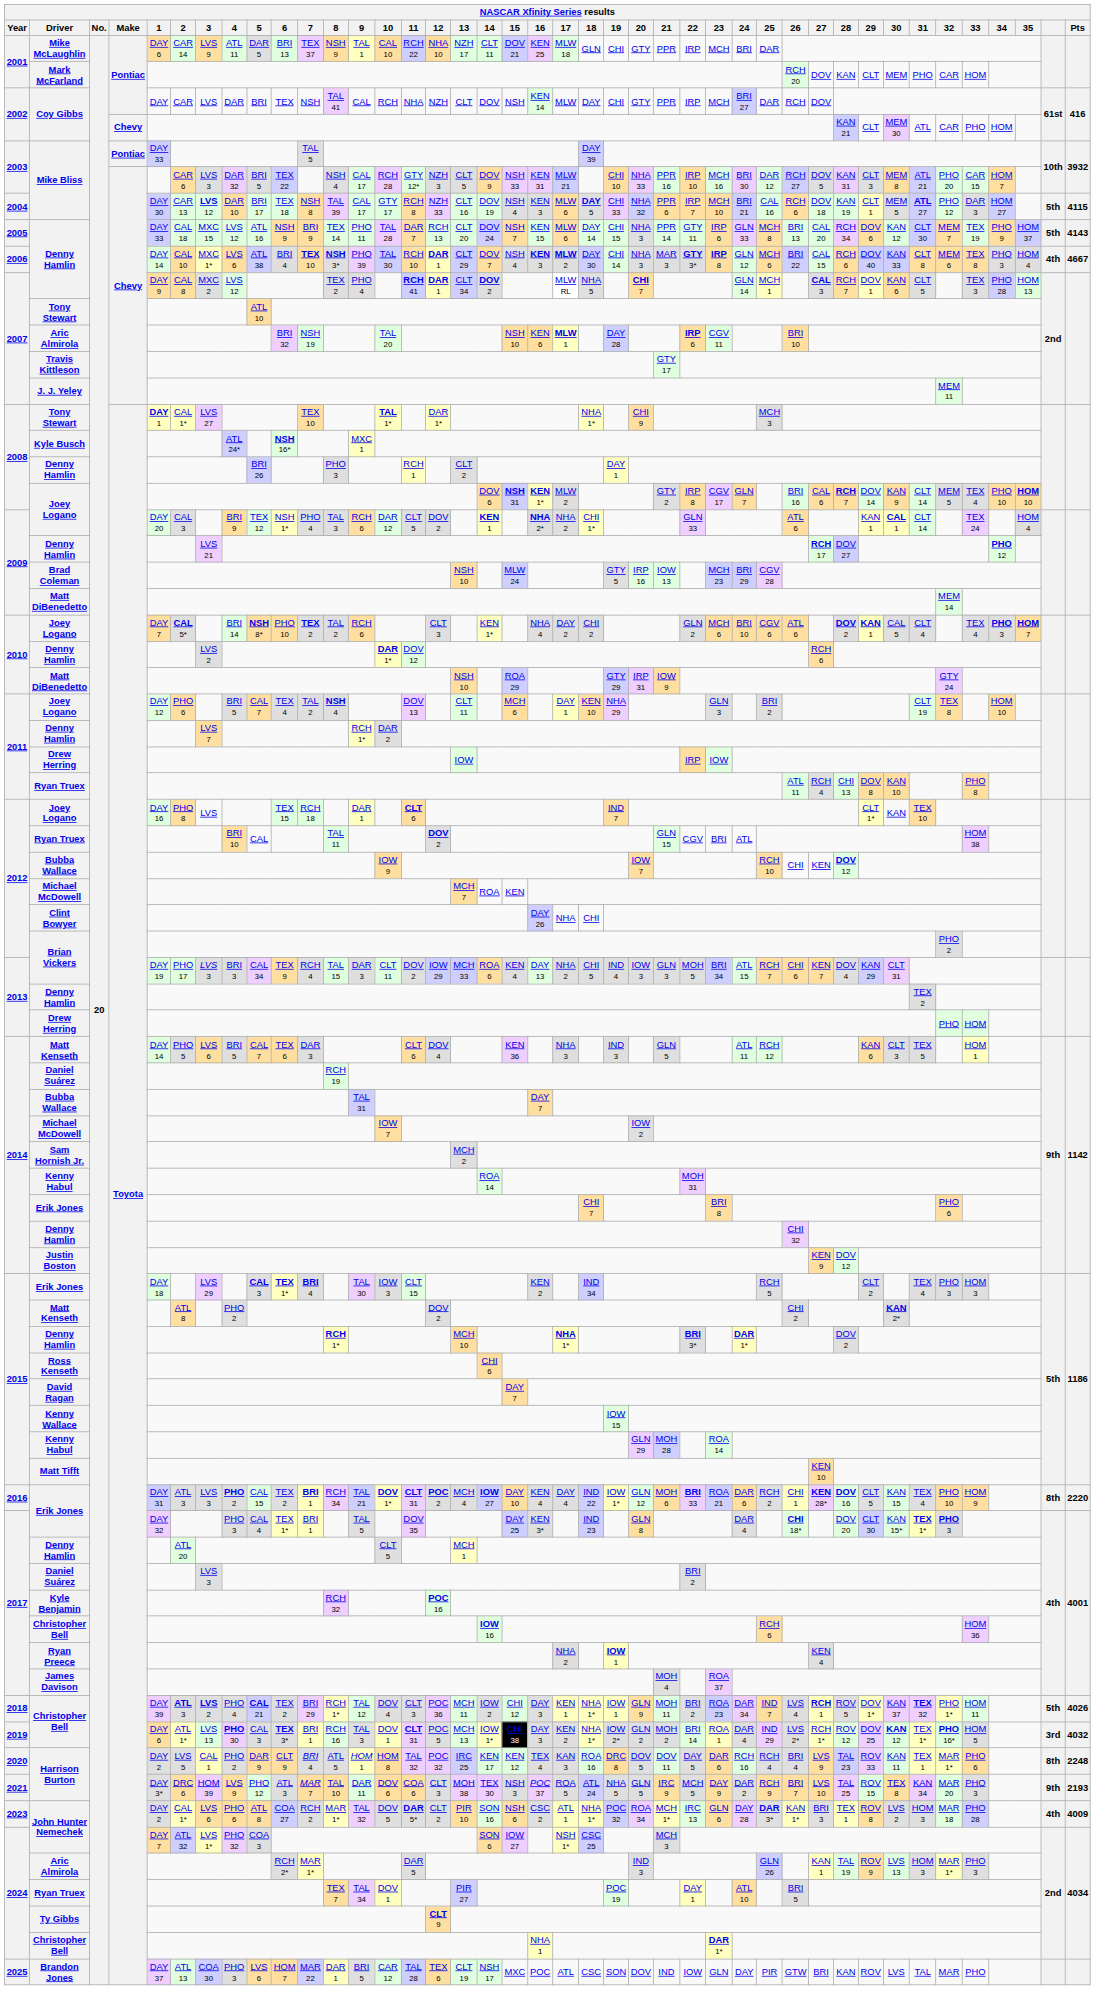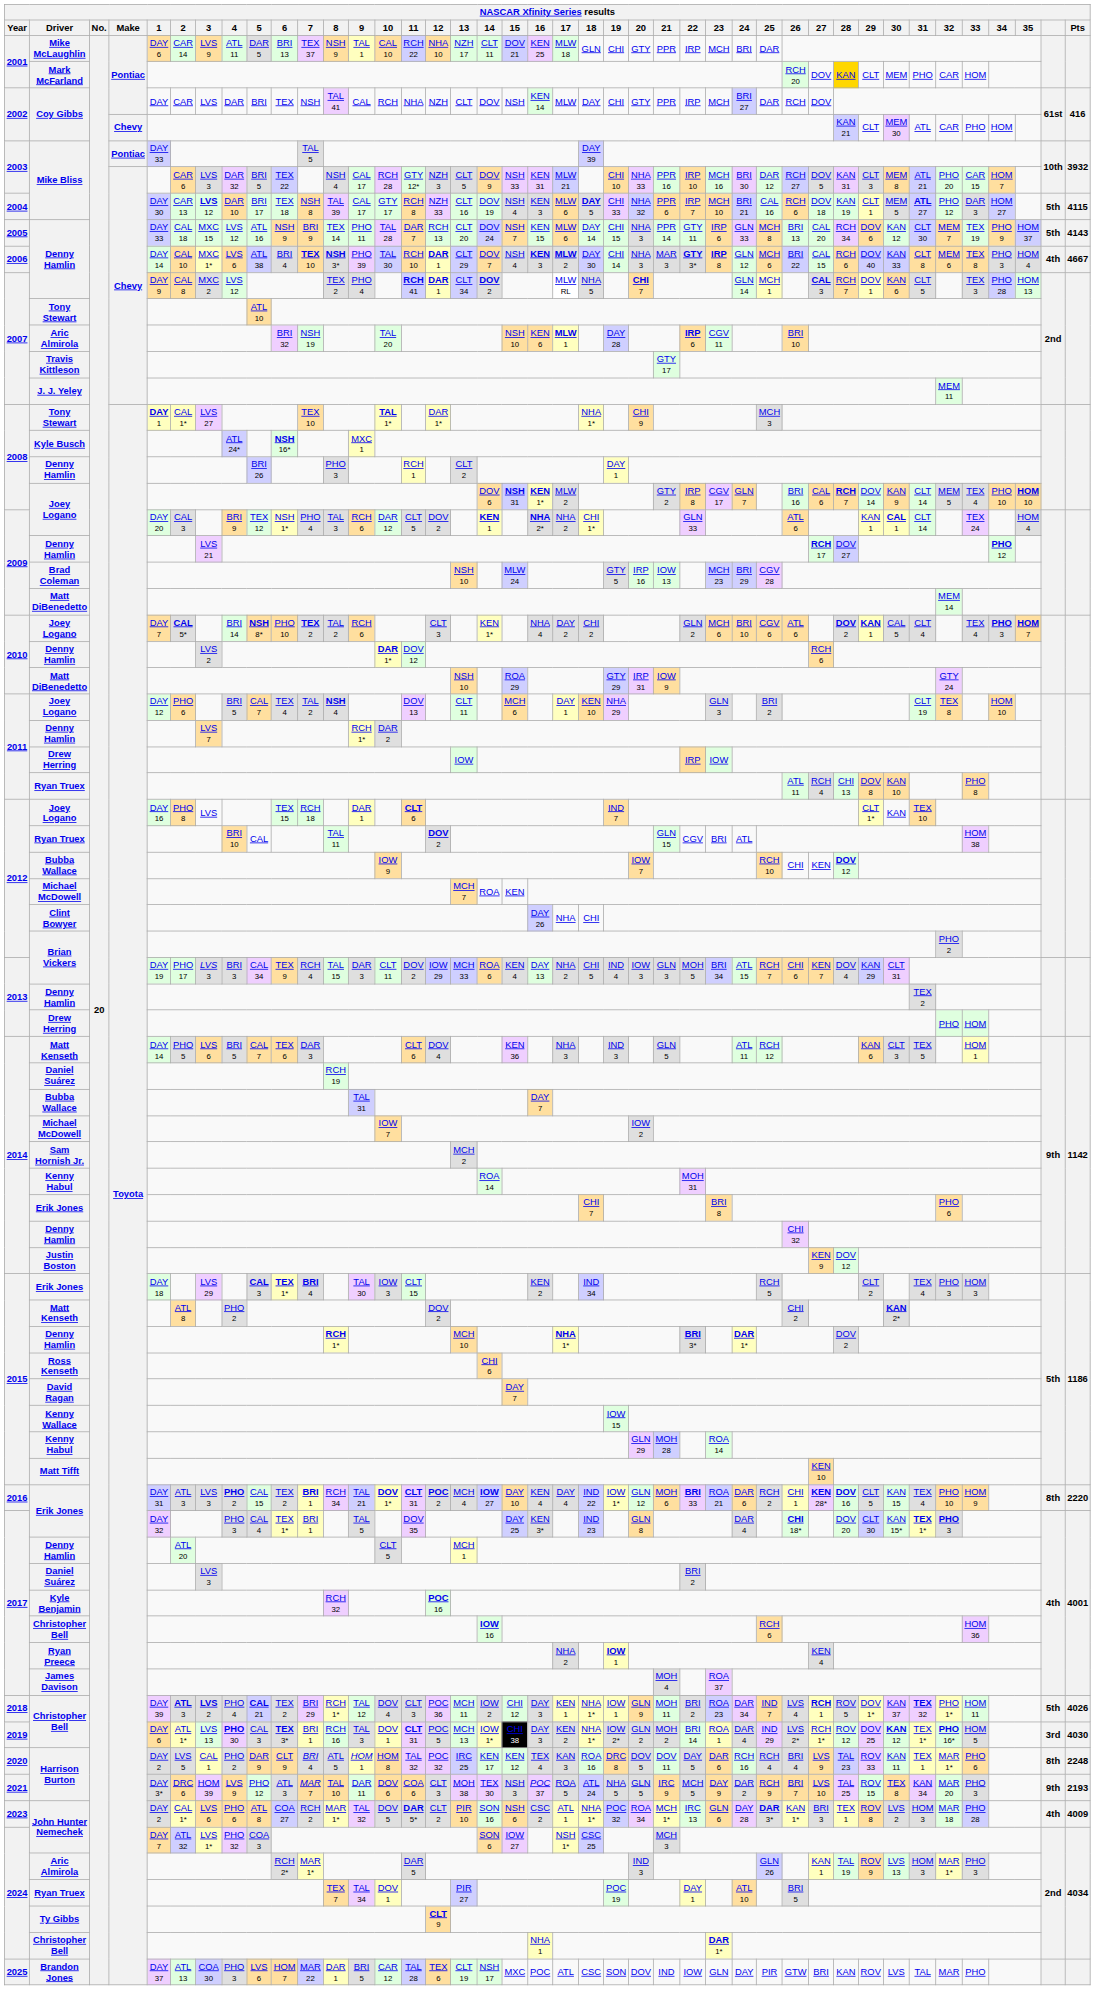(846, 75) no background -> (846, 75) gold background
(1078, 1735) 4032 -> (1078, 1735) 4030
